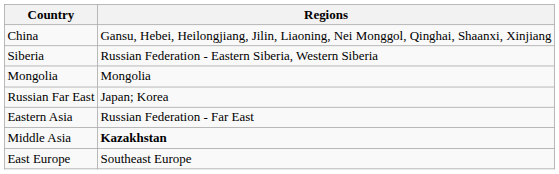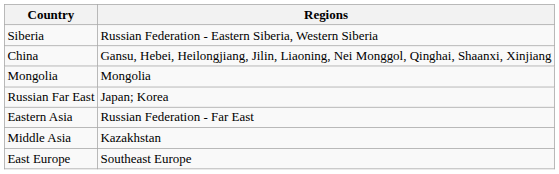rows swapped: (23, 35) <-> (26, 55)
(134, 138) bold -> (131, 138) normal
